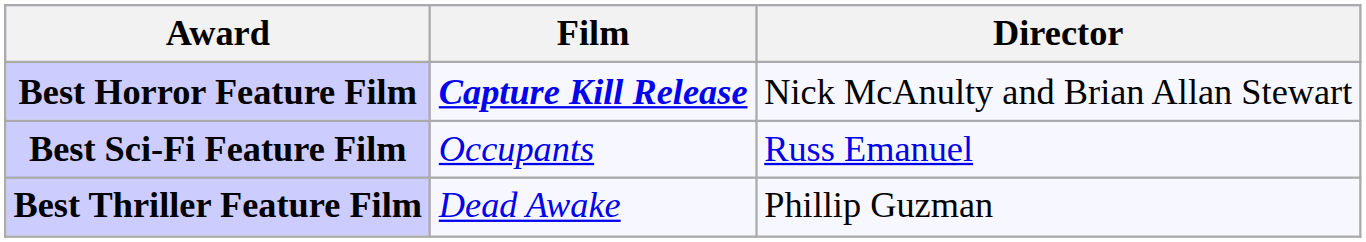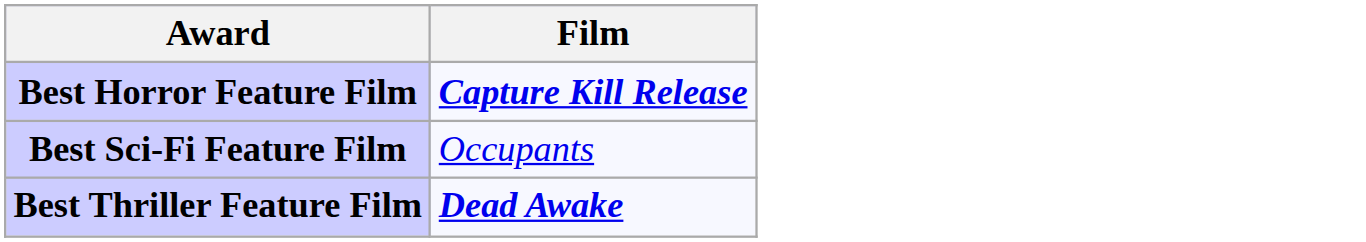- column: (1058, 33)
(530, 206) normal -> (531, 206) bold
